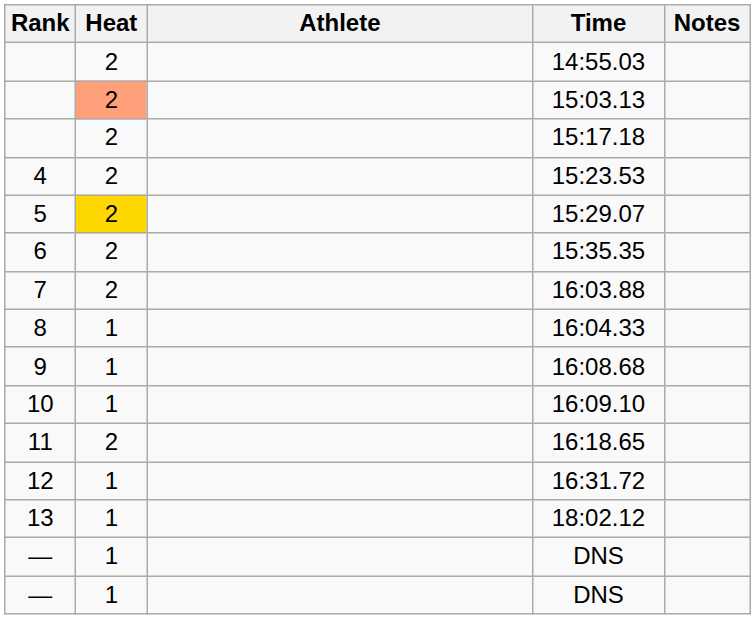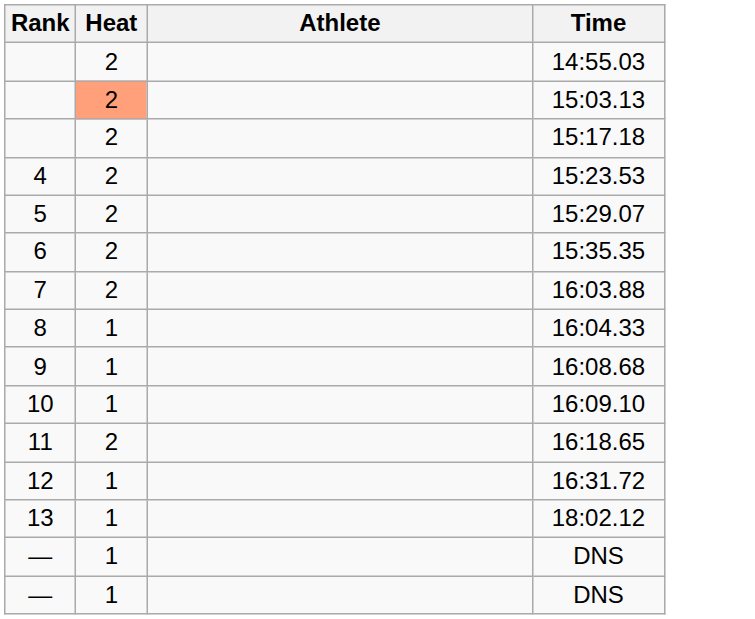- column: (707, 23)
(111, 213) gold background -> (111, 213) no background
